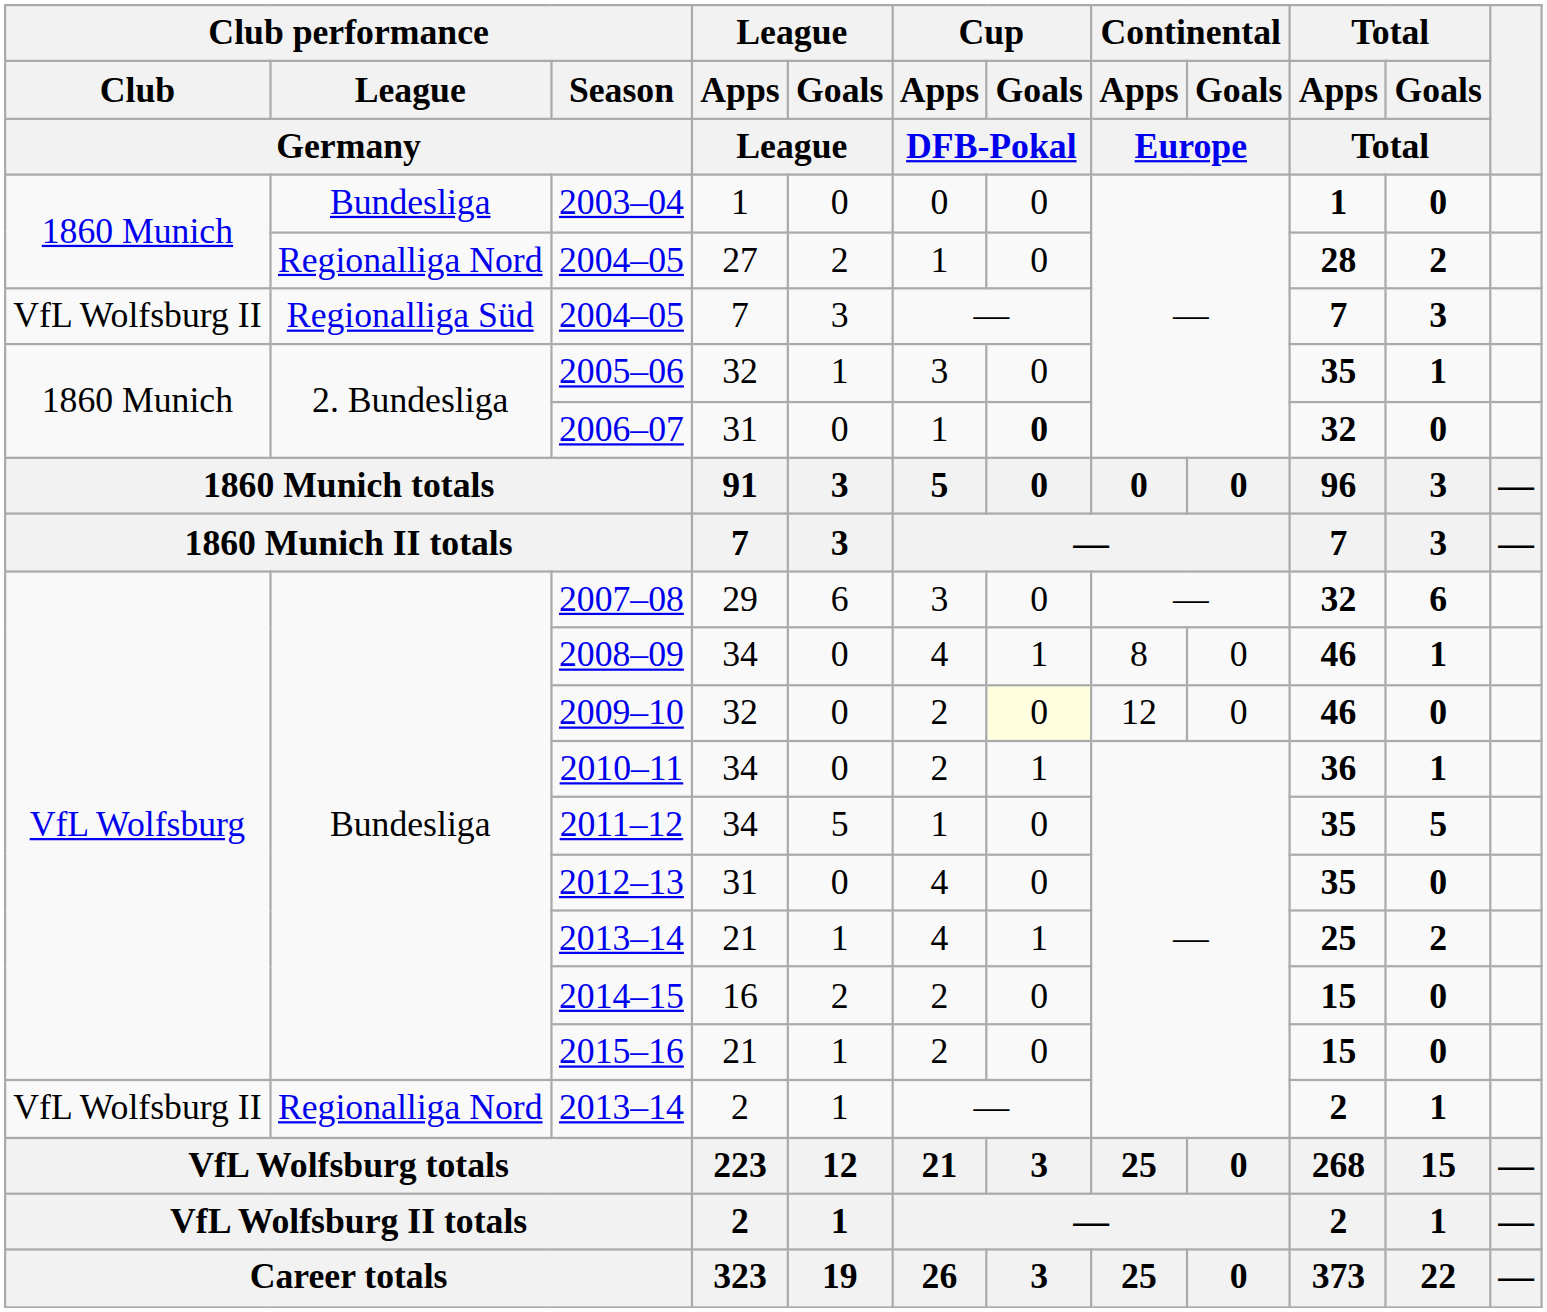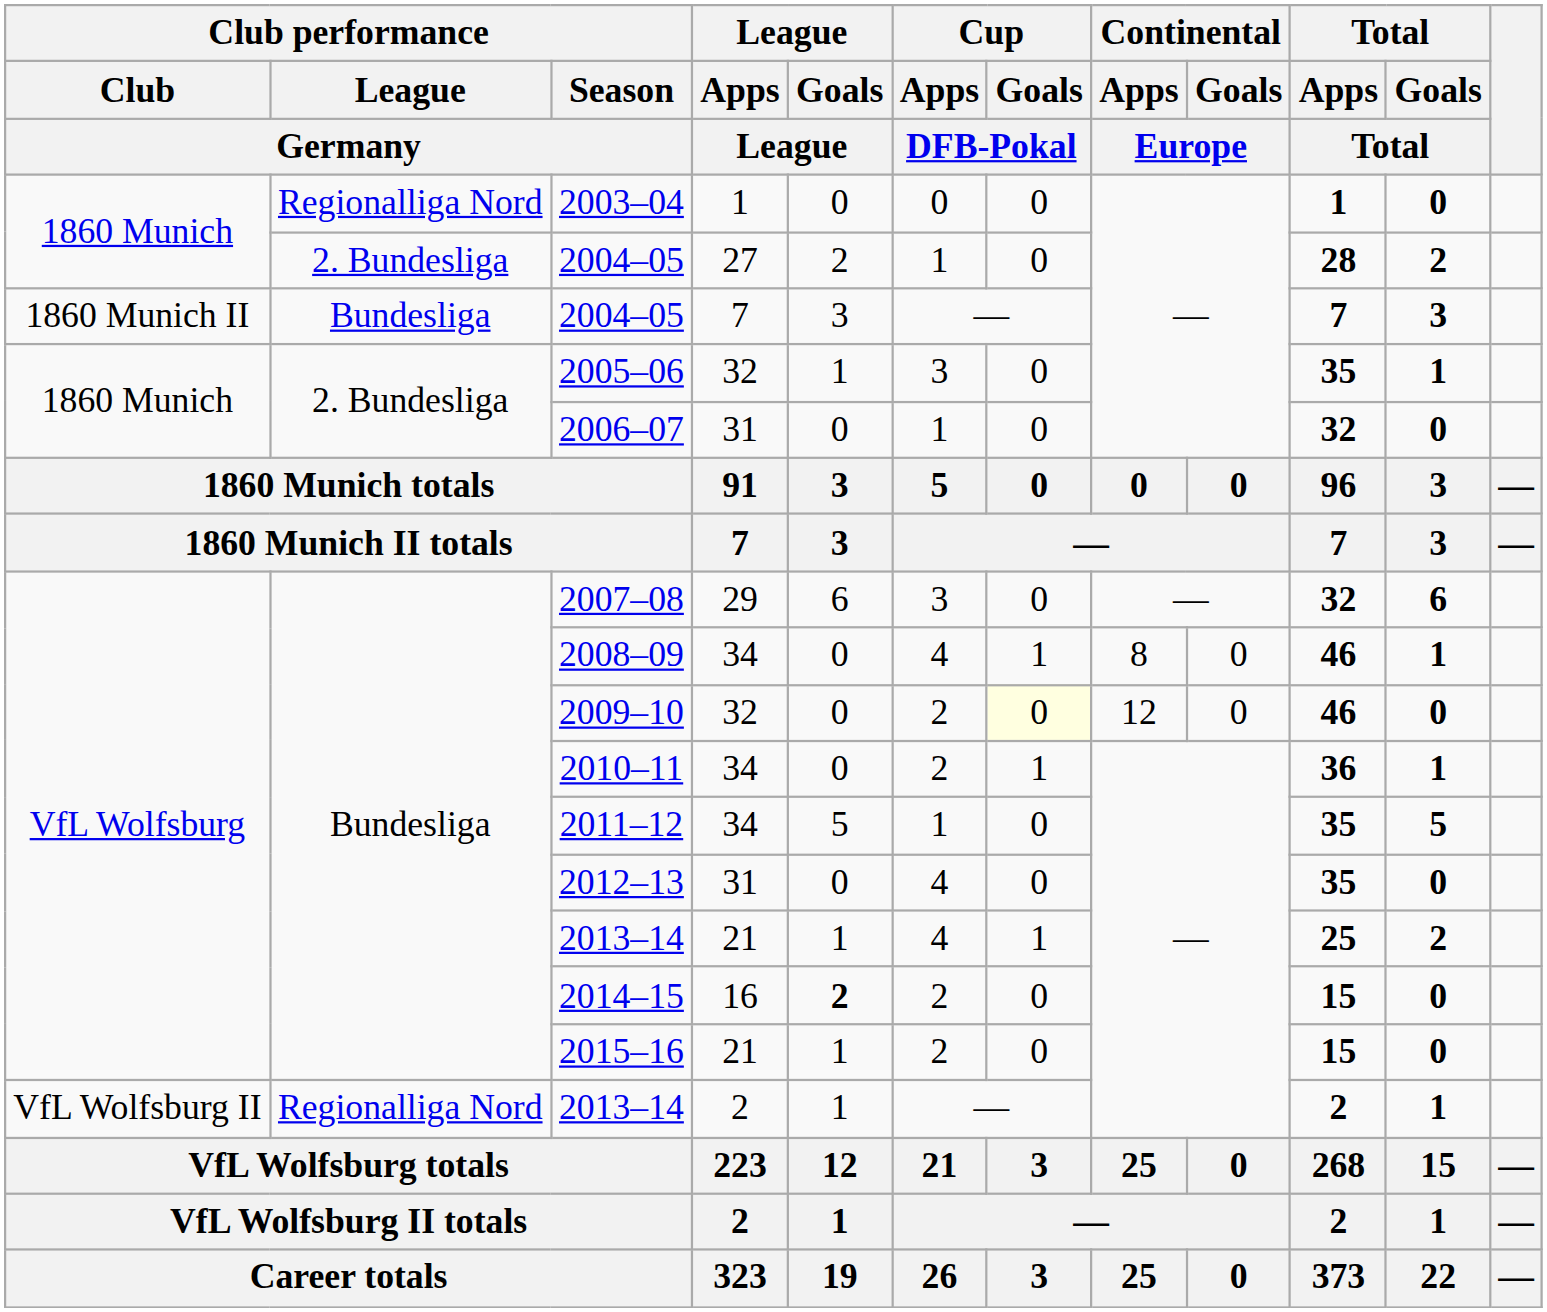(410, 202) Bundesliga -> (410, 202) Regionalliga Nord
(410, 259) Regionalliga Nord -> (410, 259) 2. Bundesliga
(137, 315) VfL Wolfsburg II -> (137, 315) 1860 Munich II
(410, 315) Regionalliga Süd -> (410, 315) Bundesliga
(1039, 428) bold -> (1039, 428) normal
(840, 994) normal -> (840, 994) bold
